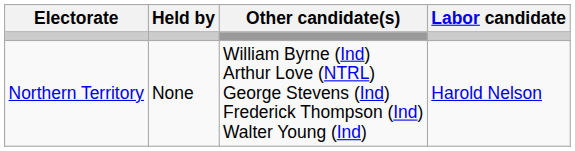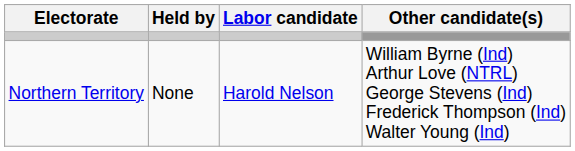columns swapped: (499, 18) <-> (323, 18)
